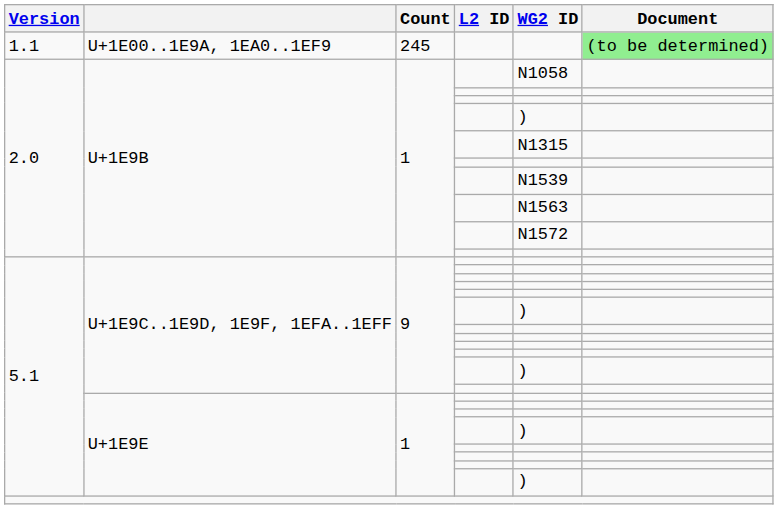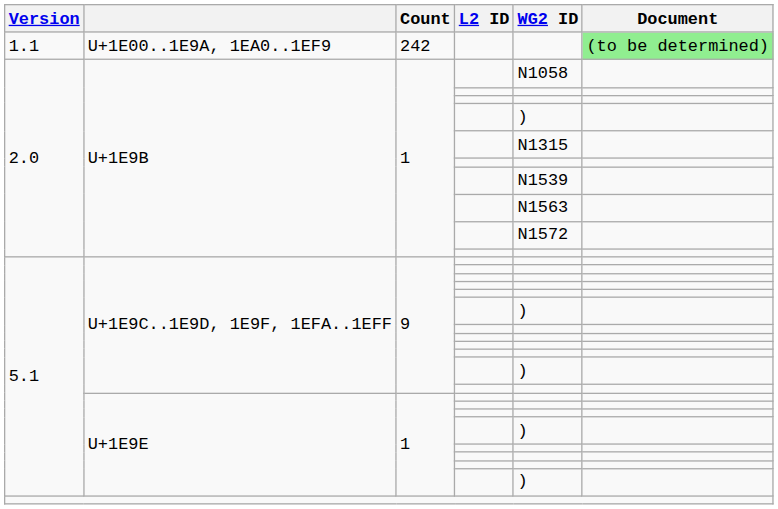(415, 46) 245 -> (415, 46) 242
